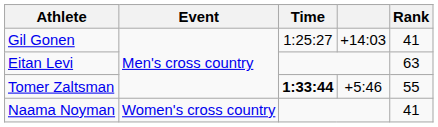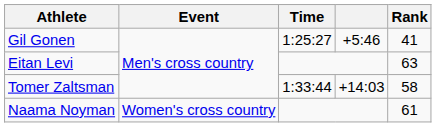(363, 40) +14:03 -> (362, 40) +5:46
(308, 87) bold -> (307, 87) normal
(363, 87) +5:46 -> (362, 87) +14:03
(411, 87) 55 -> (410, 87) 58
(411, 110) 41 -> (410, 110) 61
